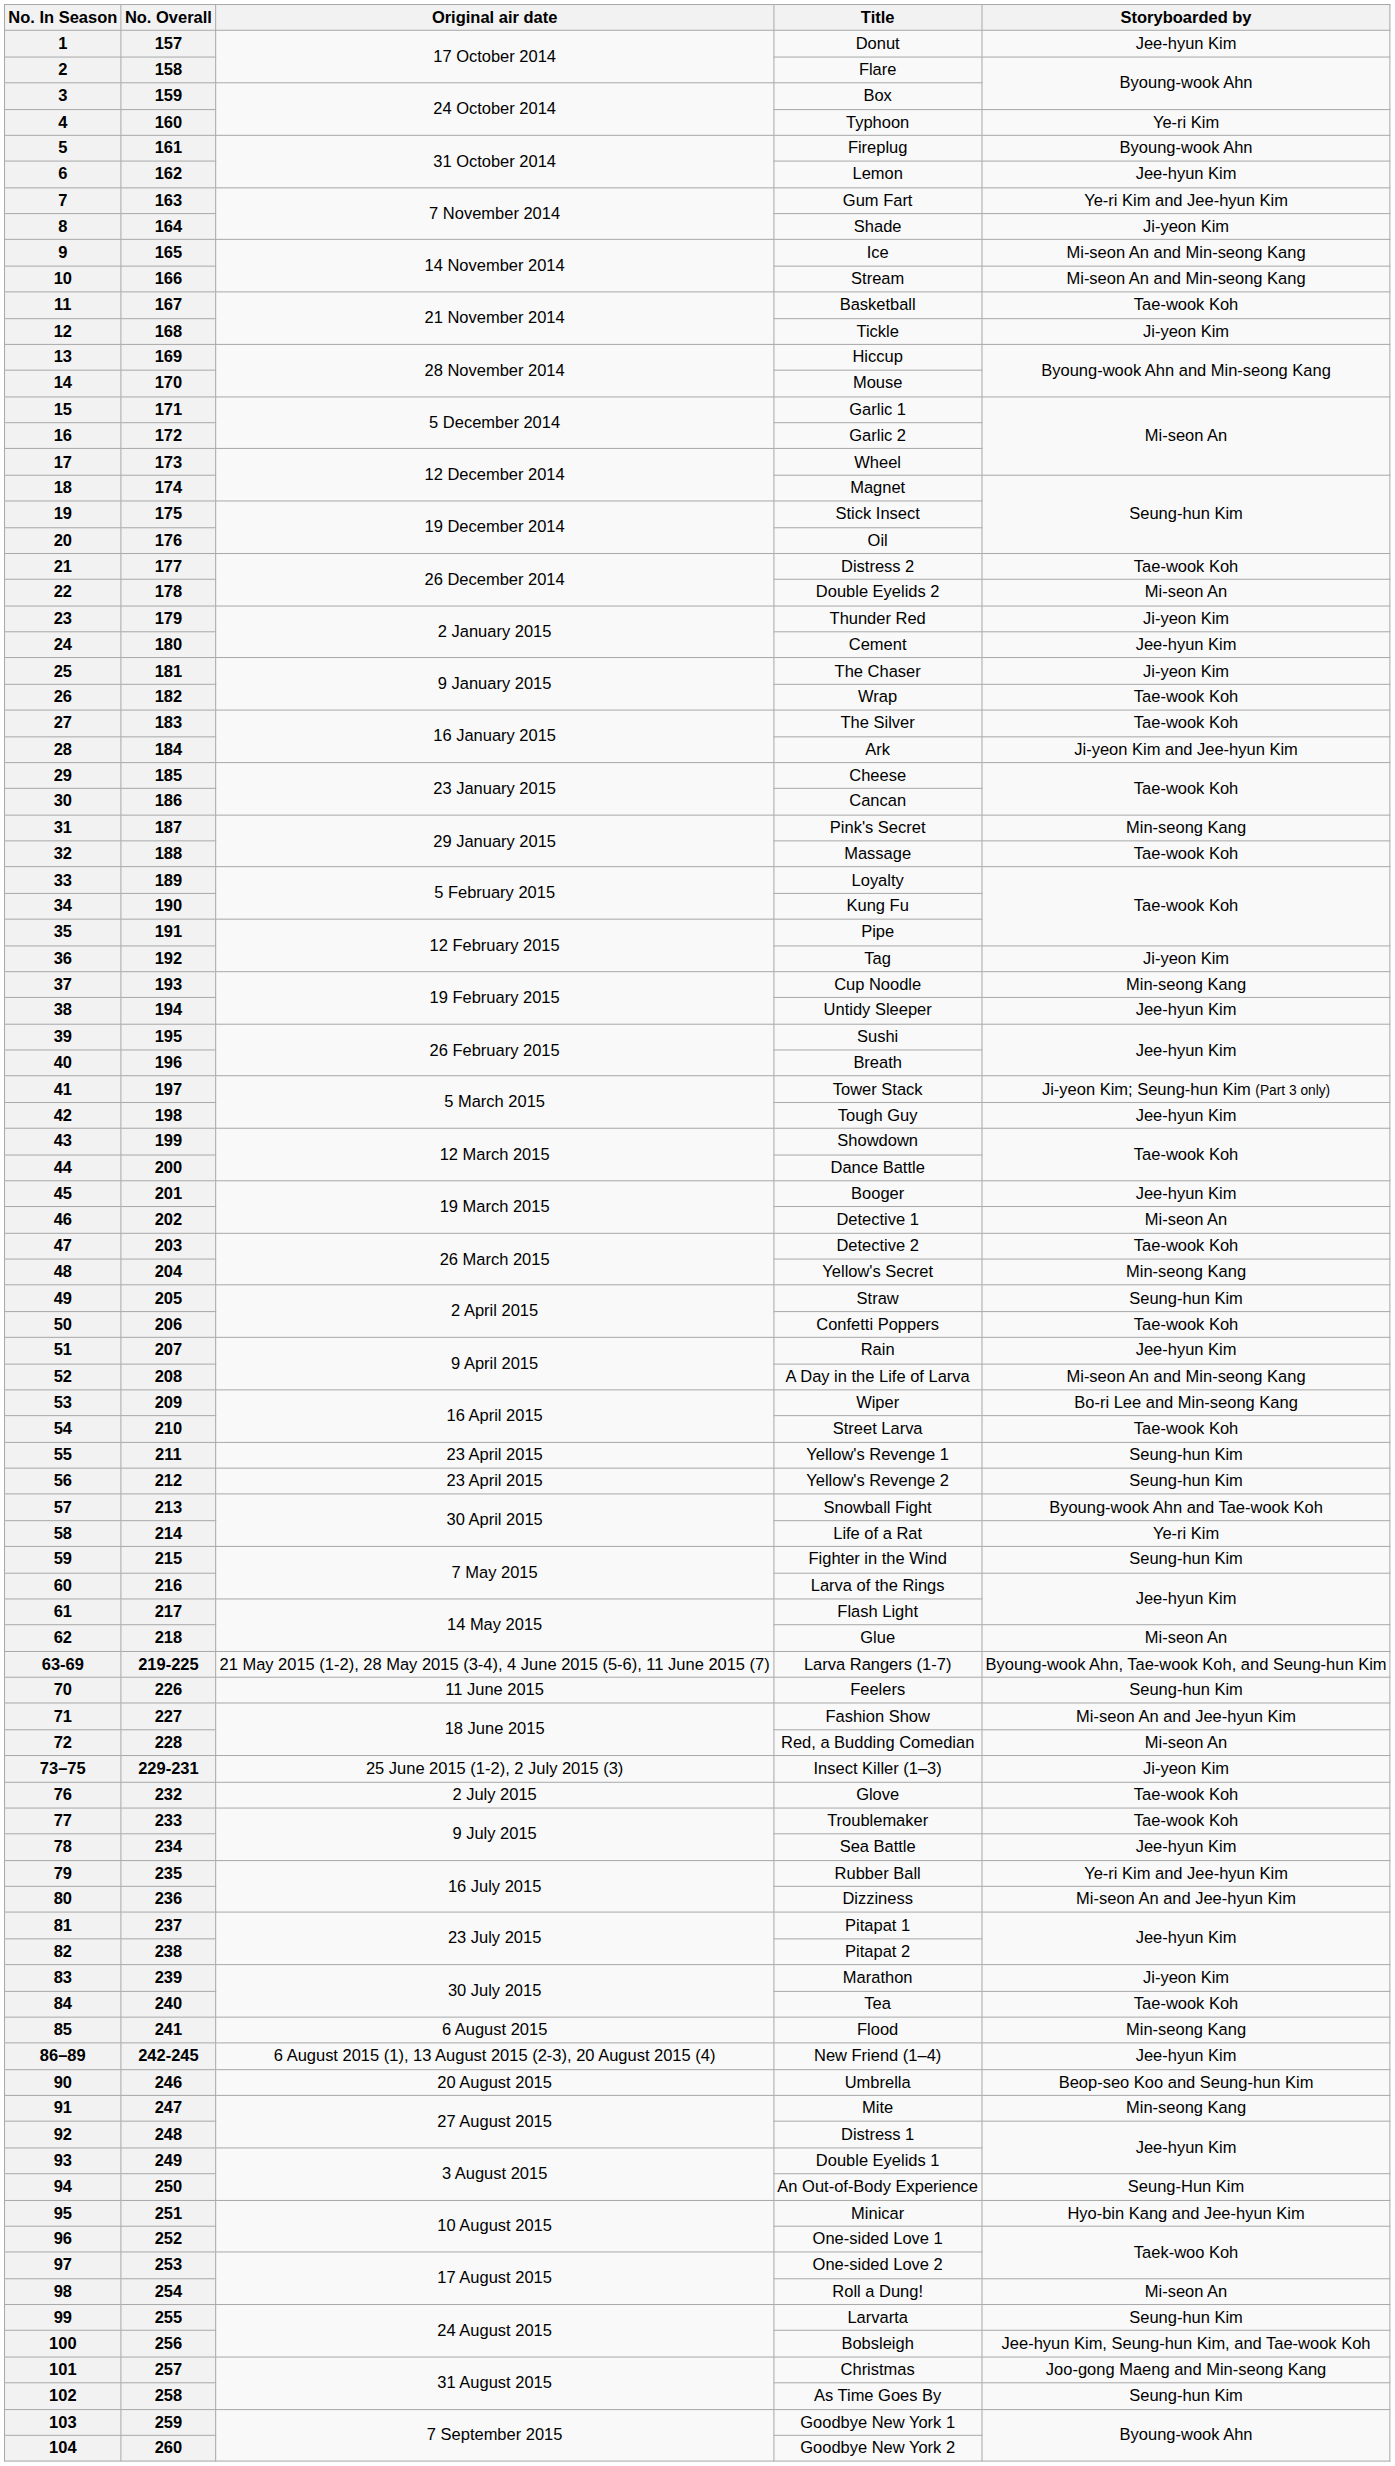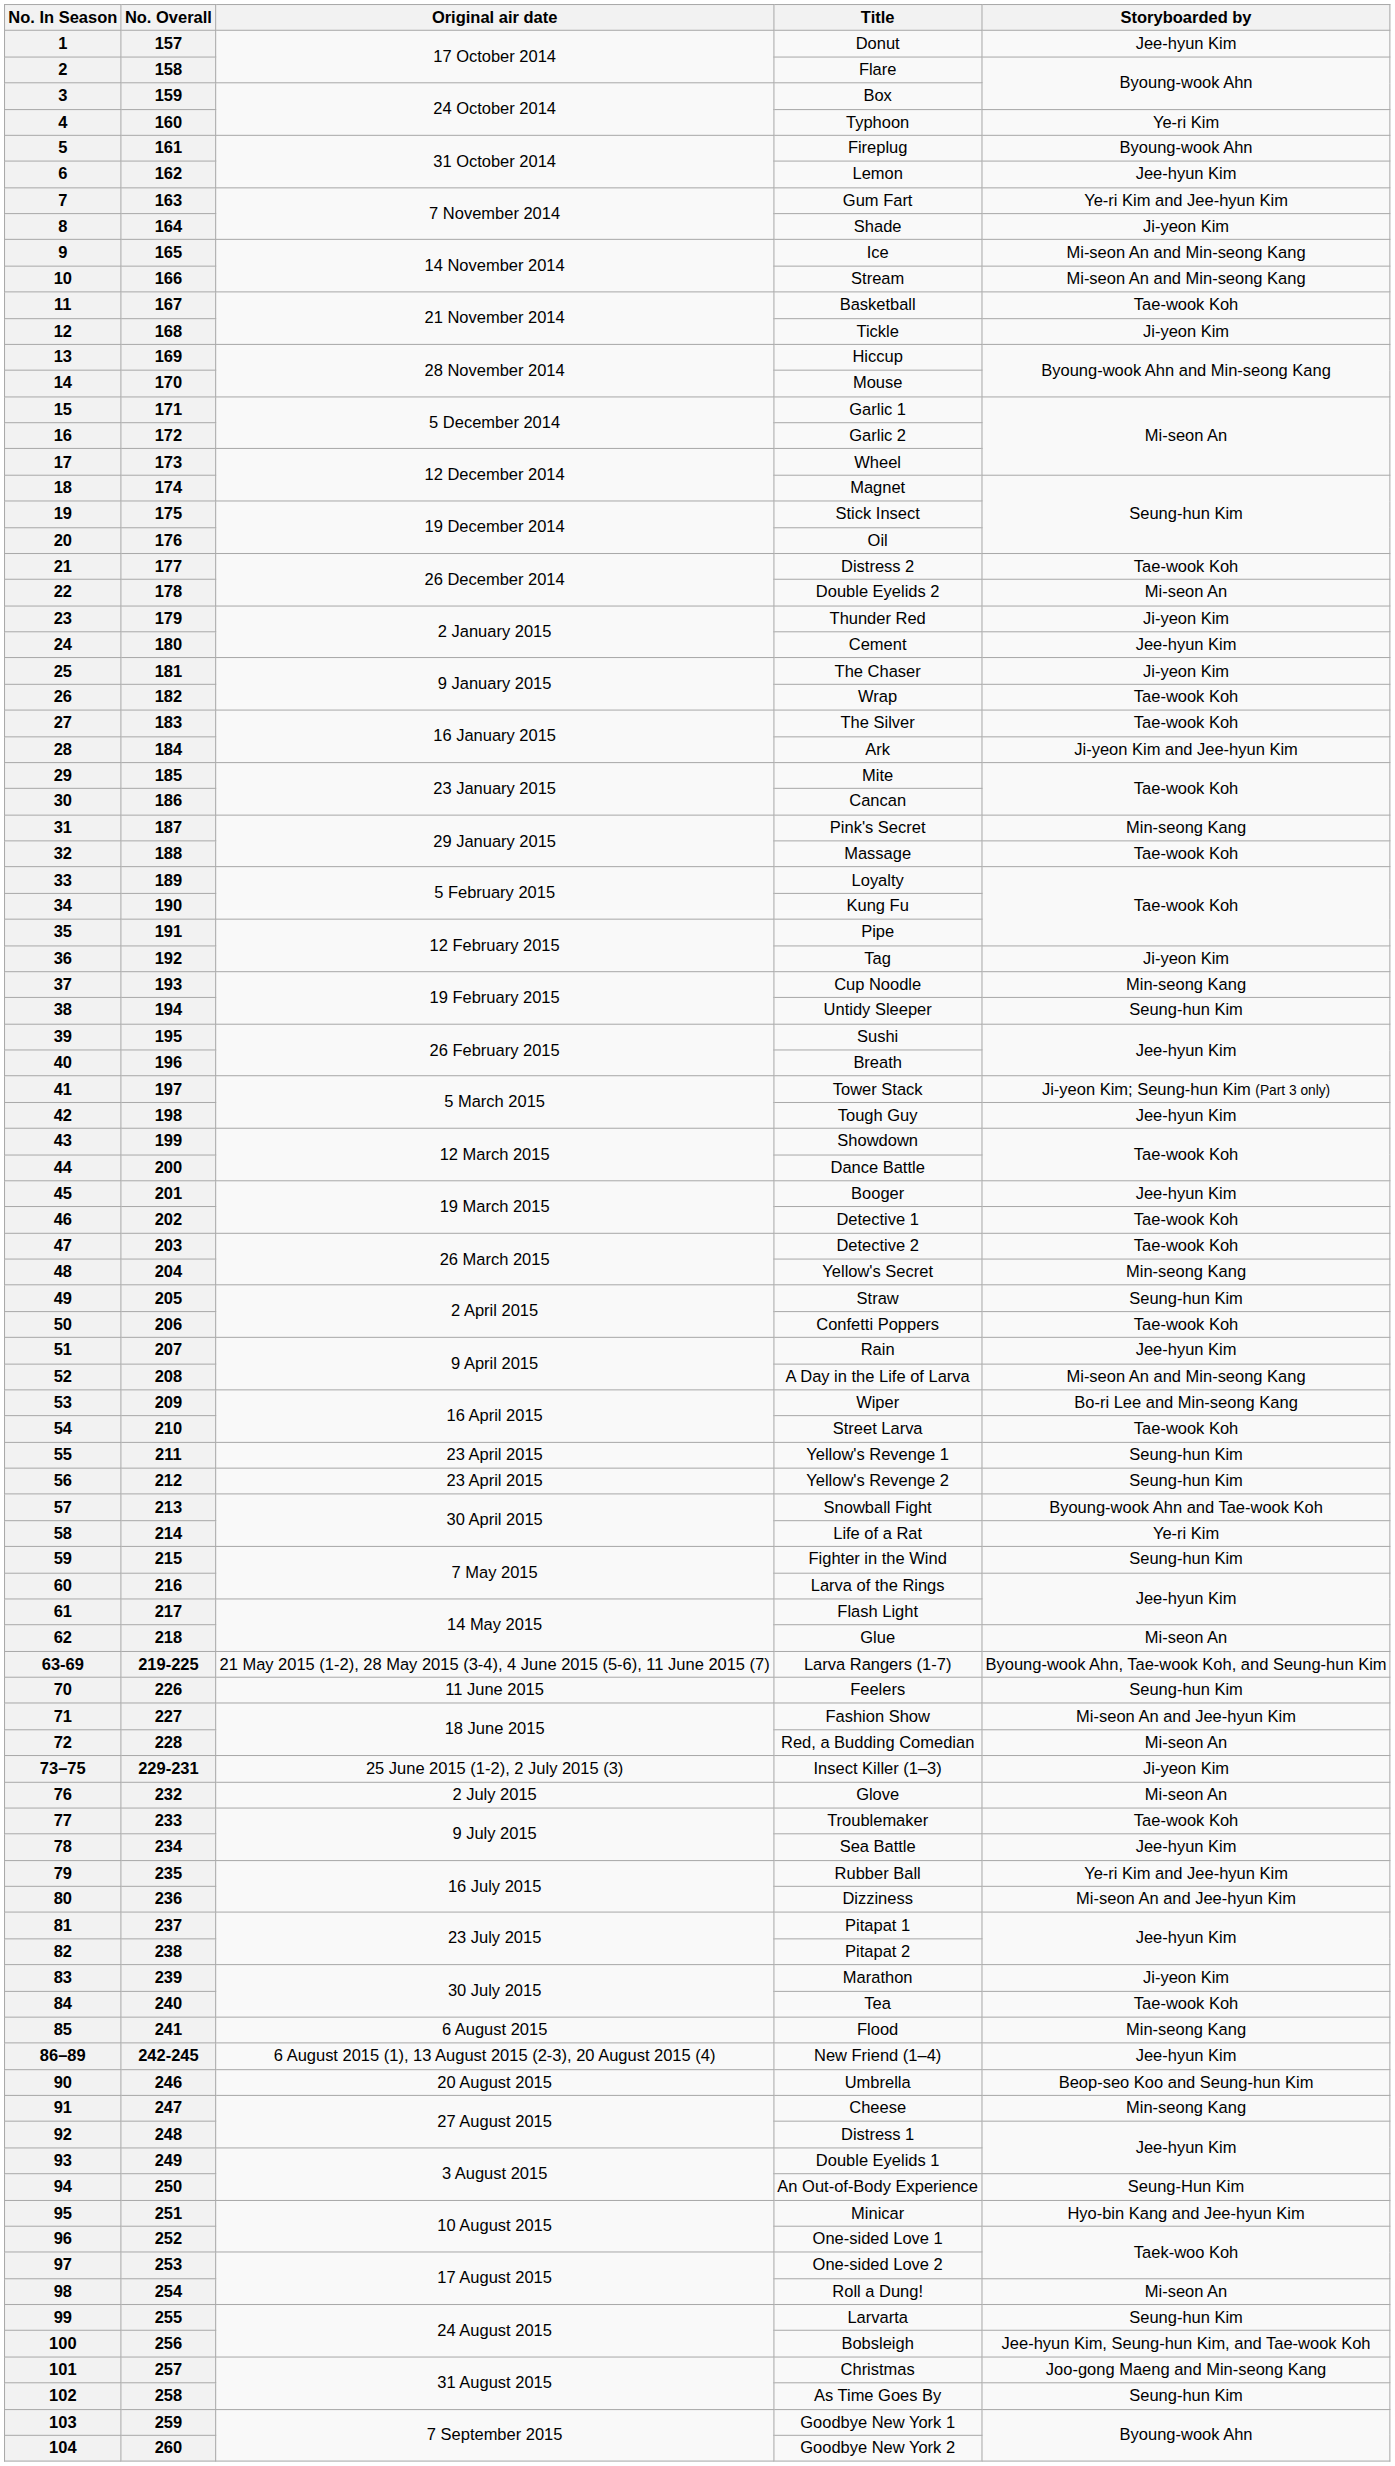(878, 775) Cheese -> (878, 775) Mite
(1186, 1010) Jee-hyun Kim -> (1186, 1010) Seung-hun Kim
(1186, 1219) Mi-seon An -> (1186, 1219) Tae-wook Koh
(1186, 1794) Tae-wook Koh -> (1186, 1794) Mi-seon An
(878, 2108) Mite -> (878, 2108) Cheese
